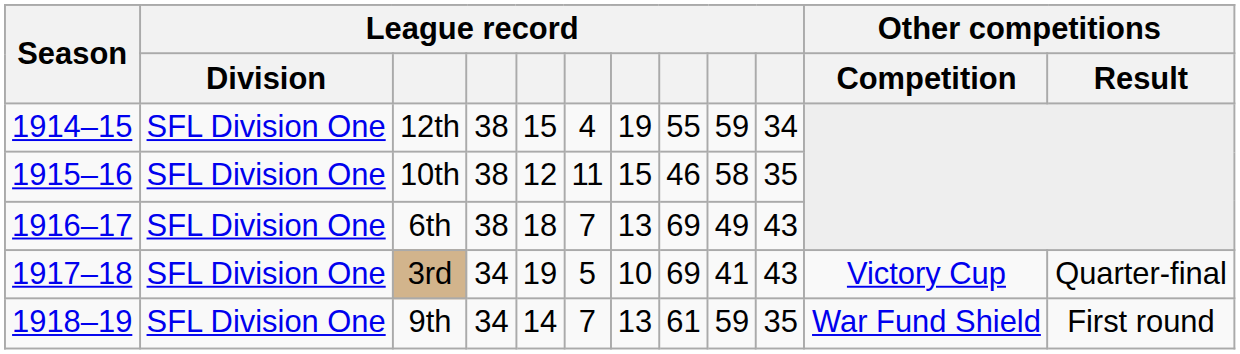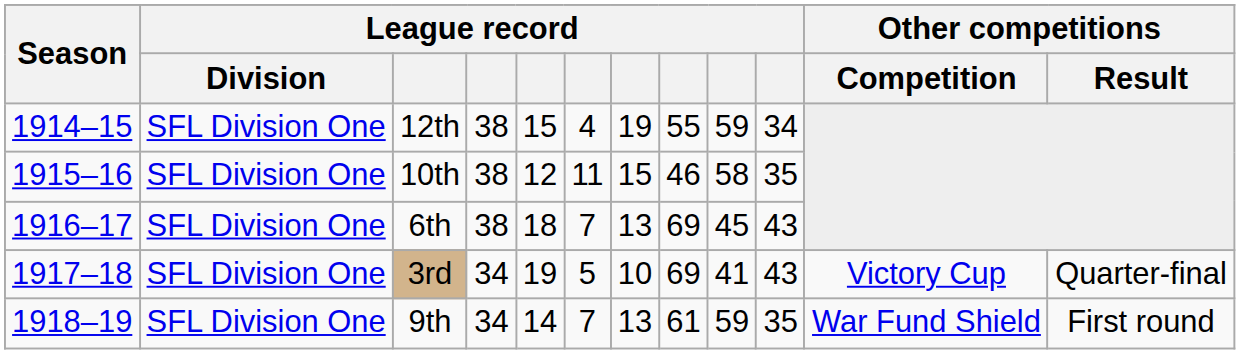(732, 224) 49 -> (732, 224) 45
